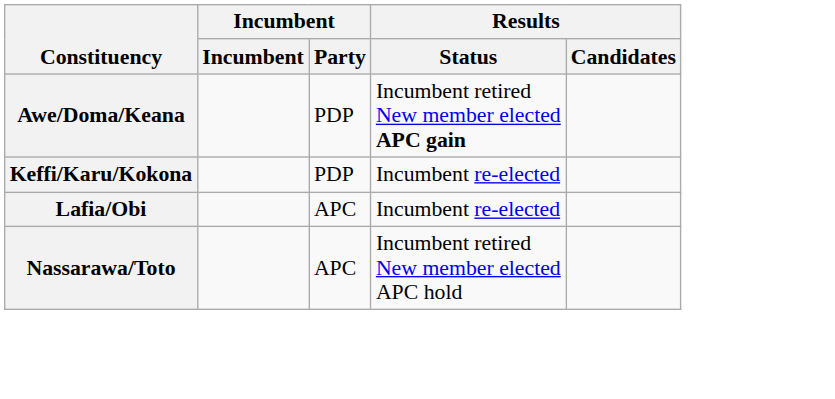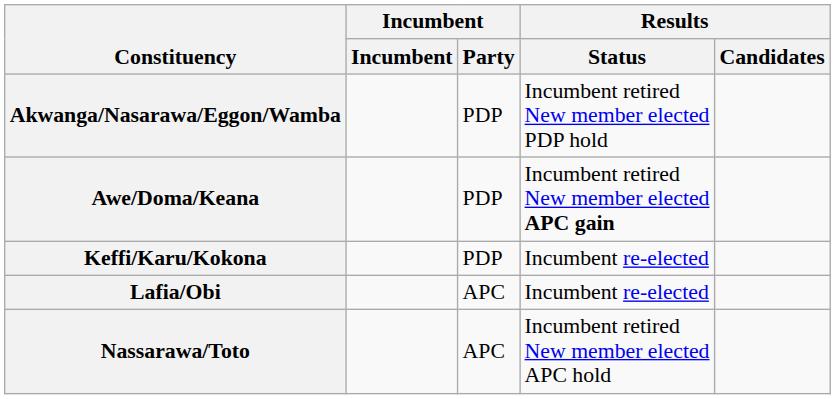+ row: (175, 115)
